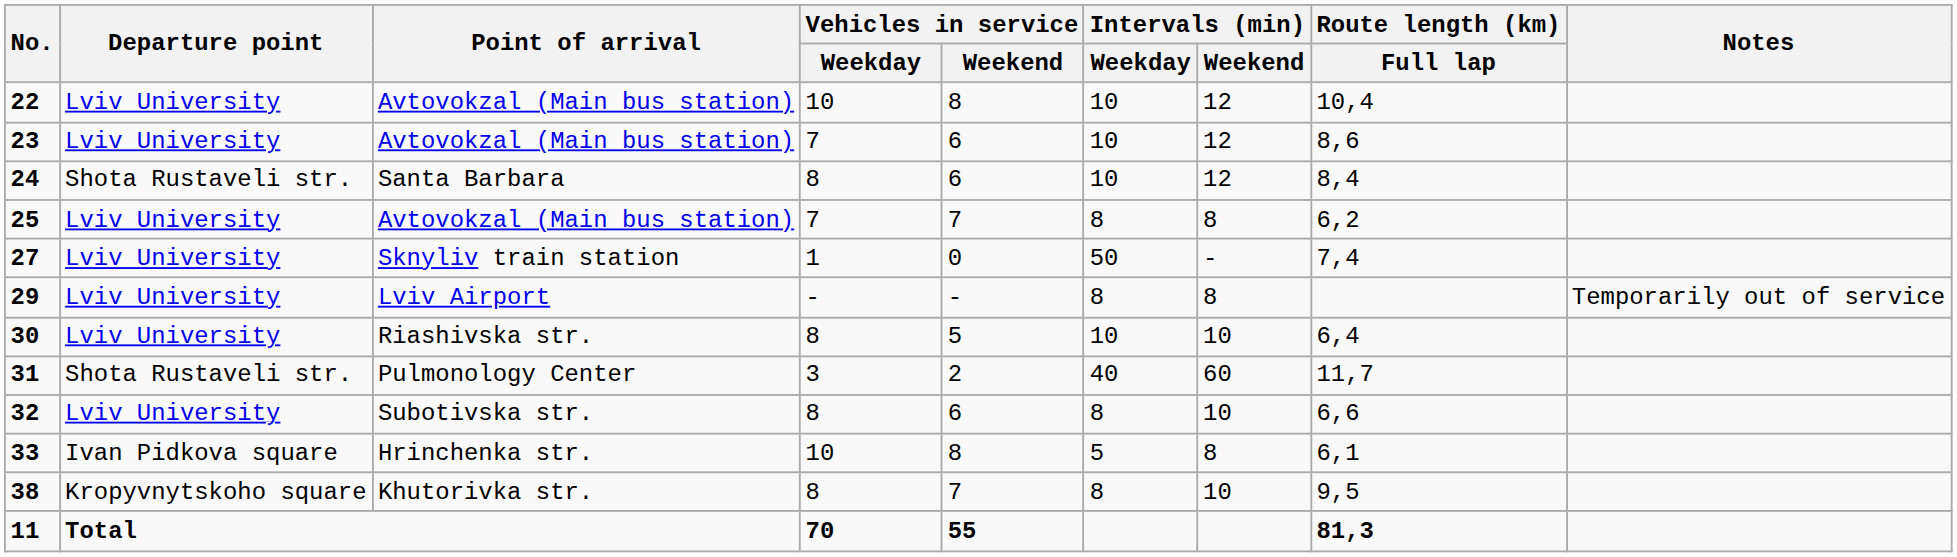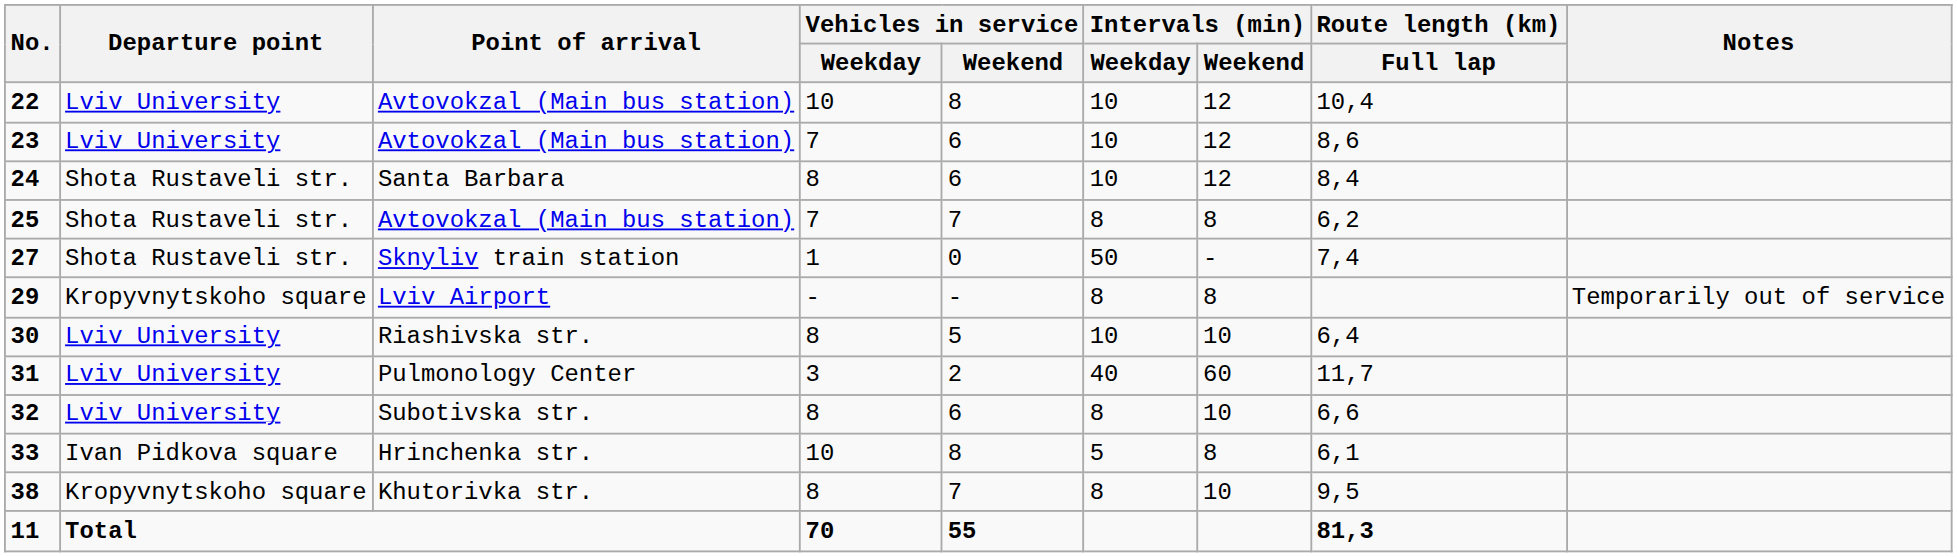(173, 219) Lviv University -> (209, 219) Shota Rustaveli str.
(173, 258) Lviv University -> (209, 258) Shota Rustaveli str.
(173, 297) Lviv University -> (216, 297) Kropyvnytskoho square
(209, 375) Shota Rustaveli str. -> (173, 375) Lviv University
